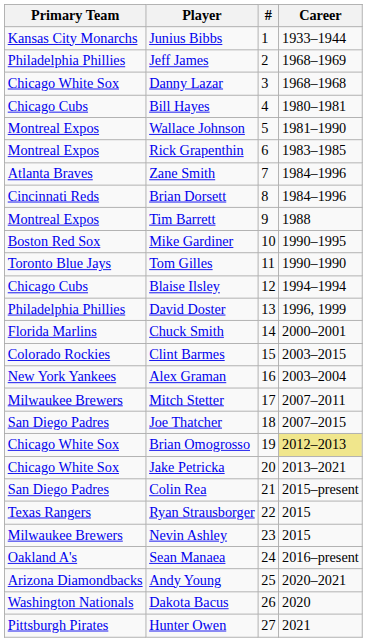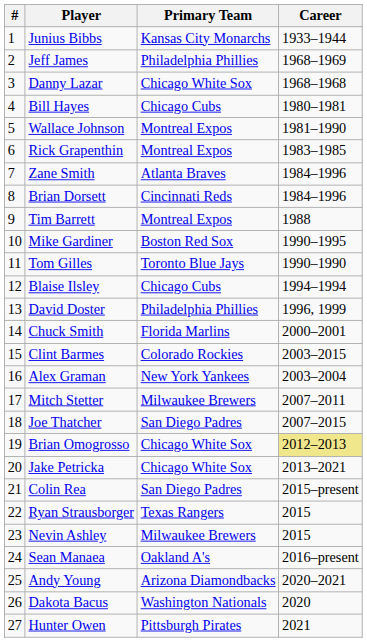columns swapped: (268, 15) <-> (75, 15)
